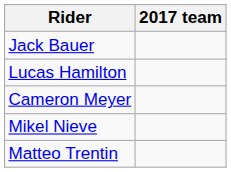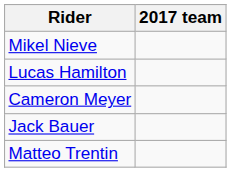rows swapped: (51, 45) <-> (53, 126)
